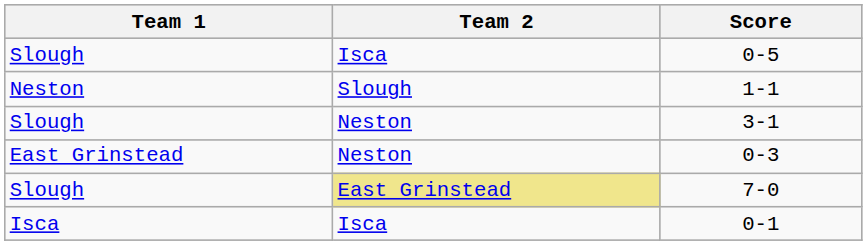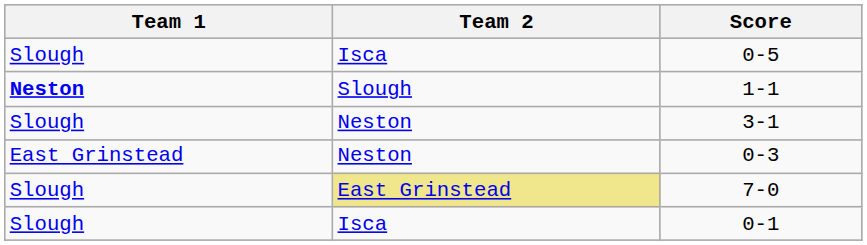(47, 89) normal -> (47, 89) bold
(35, 224) Isca -> (47, 224) Slough
